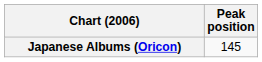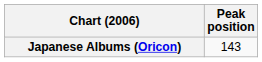(231, 47) 145 -> (231, 47) 143
